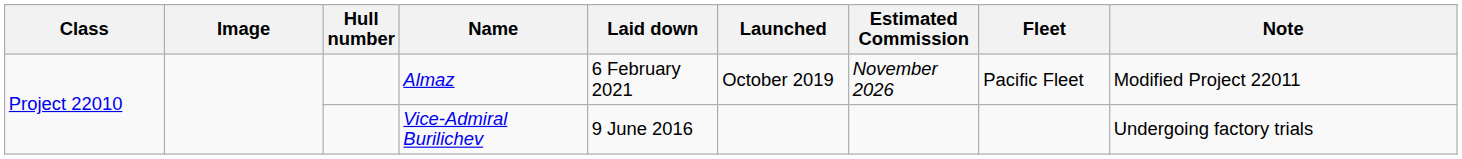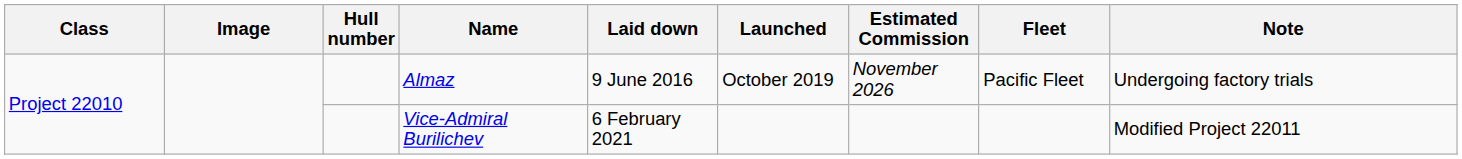(636, 79) 6 February 2021 -> (642, 79) 9 June 2016
(1207, 79) Modified Project 22011 -> (1213, 79) Undergoing factory trials
(642, 129) 9 June 2016 -> (636, 129) 6 February 2021
(1213, 129) Undergoing factory trials -> (1207, 129) Modified Project 22011
